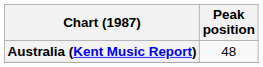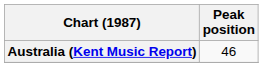(229, 51) 48 -> (229, 51) 46
